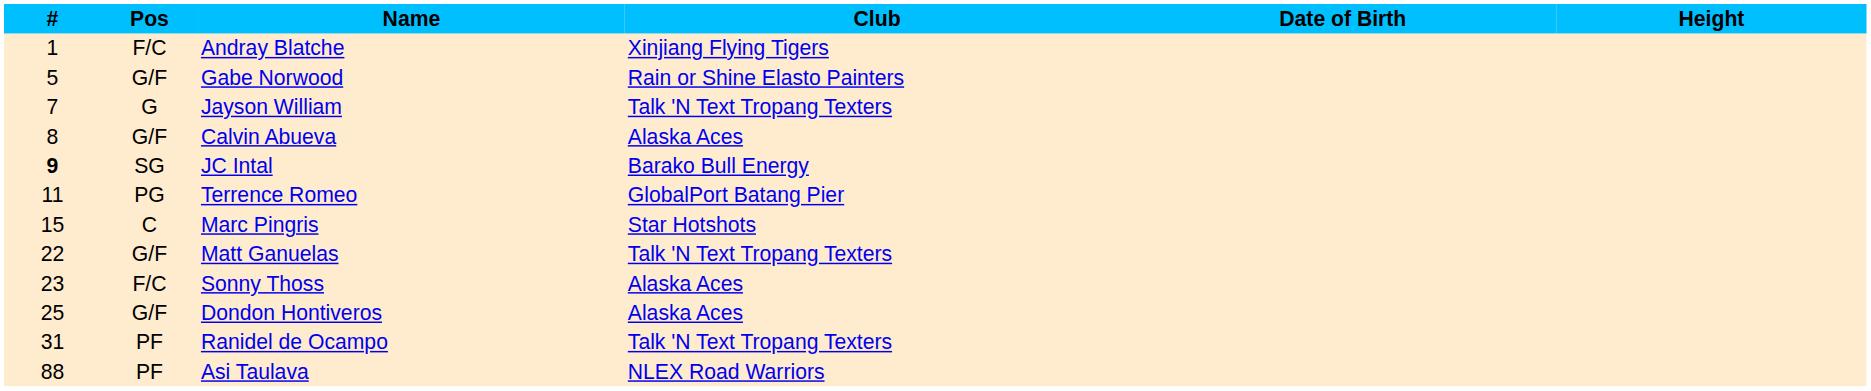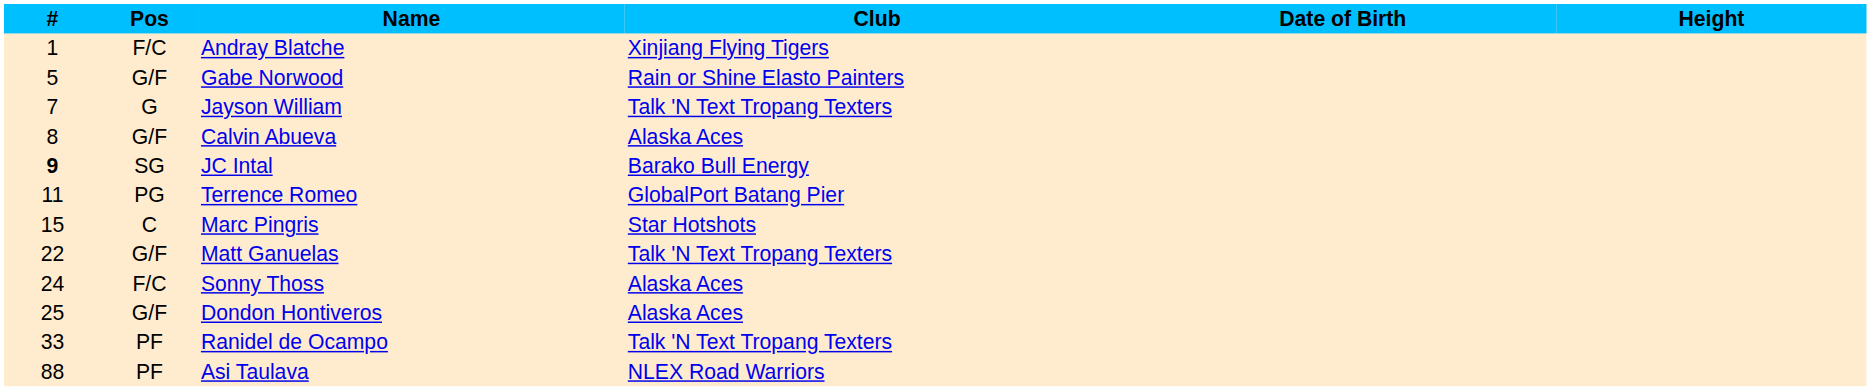(52, 283) 23 -> (52, 283) 24
(52, 342) 31 -> (52, 342) 33
